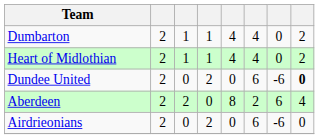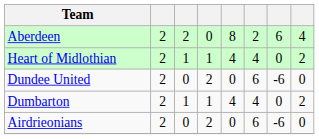rows swapped: (34, 101) <-> (39, 36)
(302, 79) bold -> (302, 79) normal
